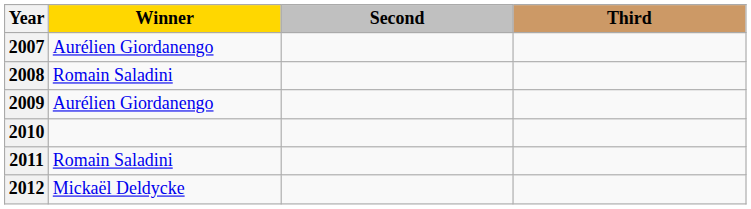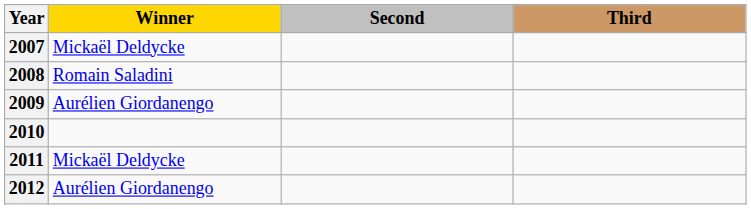(133, 47) Aurélien Giordanengo -> (119, 47) Mickaël Deldycke
(113, 160) Romain Saladini -> (119, 160) Mickaël Deldycke
(119, 189) Mickaël Deldycke -> (133, 189) Aurélien Giordanengo
